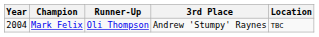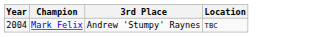- column: (118, 11)
